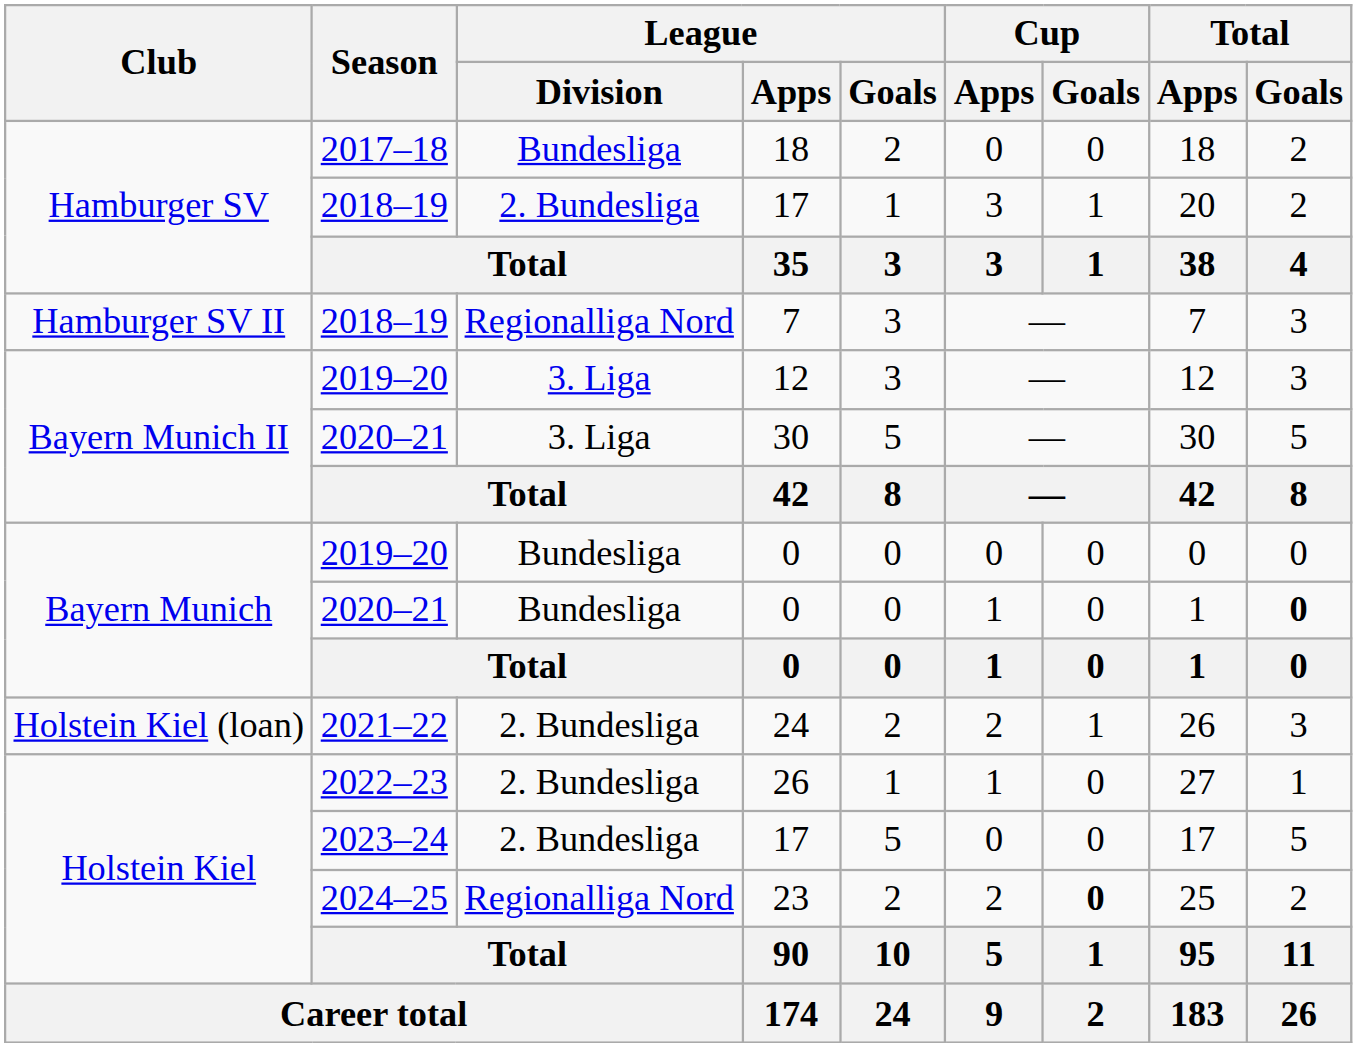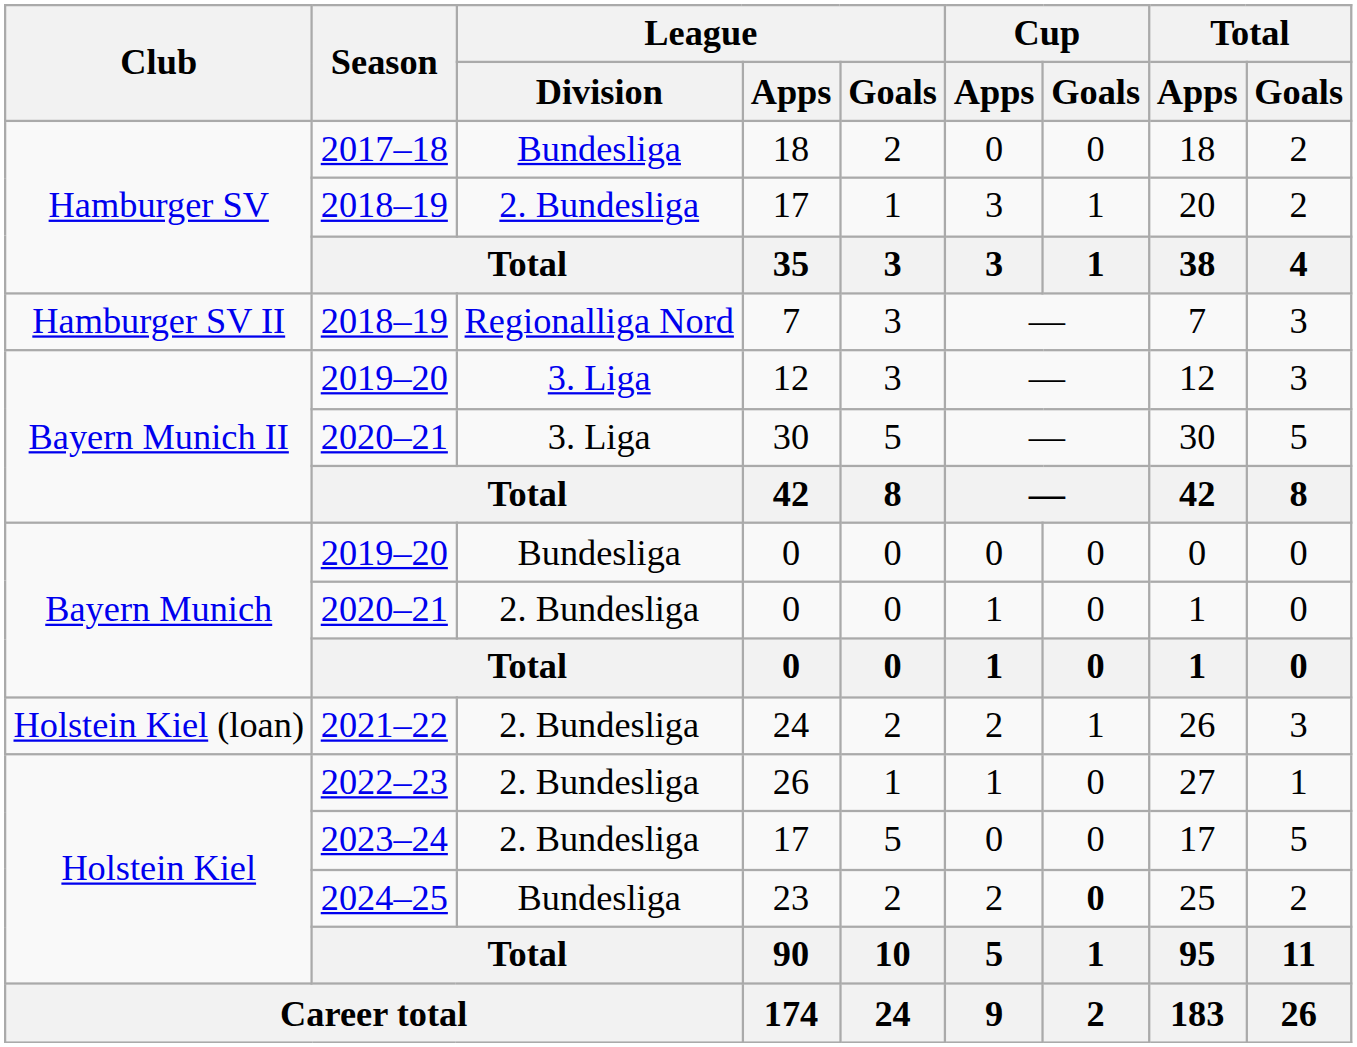(599, 609) Bundesliga -> (599, 609) 2. Bundesliga
(1299, 609) bold -> (1299, 609) normal
(599, 897) Regionalliga Nord -> (599, 897) Bundesliga
